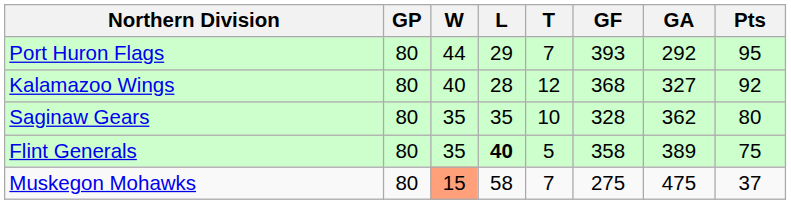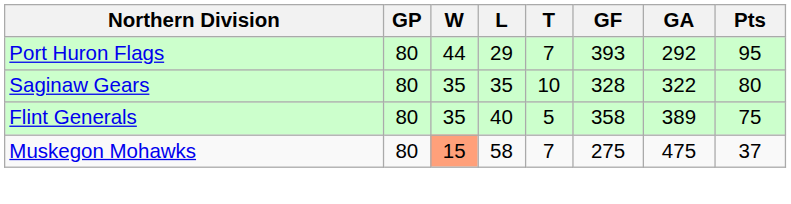- row: (92, 85)
(679, 118) 362 -> (679, 85) 322
(501, 150) bold -> (501, 118) normal
